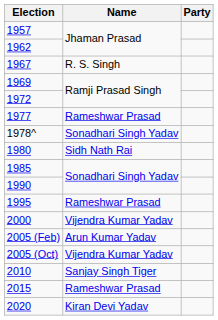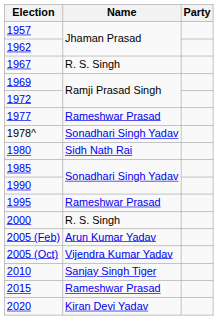(119, 220) Vijendra Kumar Yadav -> (93, 220) R. S. Singh
